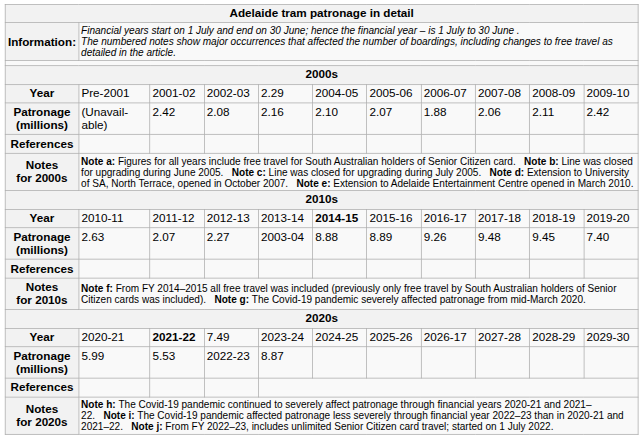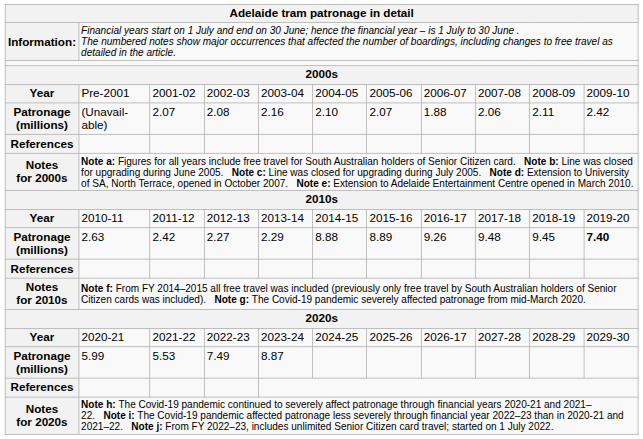(272, 93) 2.29 -> (283, 93) 2003-04
(164, 112) 2.42 -> (164, 112) 2.07
(337, 218) bold -> (337, 218) normal
(164, 237) 2.07 -> (164, 237) 2.42
(283, 237) 2003-04 -> (272, 237) 2.29
(598, 237) normal -> (598, 237) bold
(174, 337) bold -> (174, 337) normal
(218, 337) 7.49 -> (228, 337) 2022-23
(228, 356) 2022-23 -> (218, 356) 7.49
